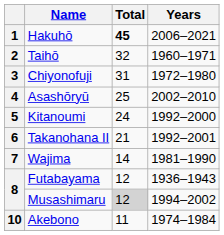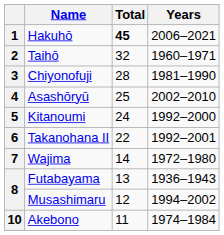(122, 76) 31 -> (122, 76) 28
(184, 76) 1972–1980 -> (184, 76) 1981–1990
(122, 138) 21 -> (122, 138) 22
(184, 158) 1981–1990 -> (184, 158) 1972–1980
(122, 179) 12 -> (122, 179) 13
(122, 199) lightgrey background -> (122, 199) no background
